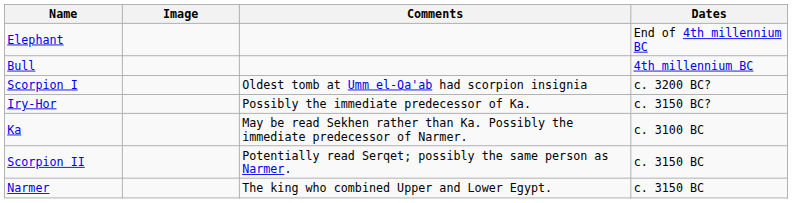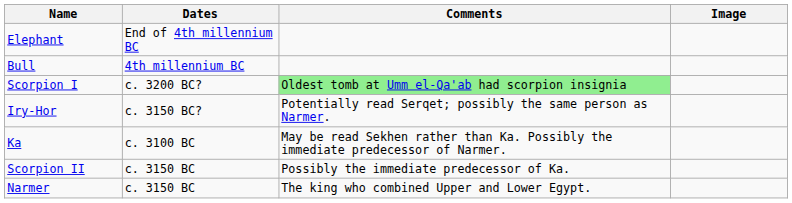columns swapped: (181, 14) <-> (709, 14)
(415, 85) no background -> (454, 85) lightgreen background
(387, 104) Possibly the immediate predecessor of Ka. -> (464, 111) Potentially read Serqet; possibly the same person as Narmer.
(425, 162) Potentially read Serqet; possibly the same person as Narmer. -> (426, 169) Possibly the immediate predecessor of Ka.
